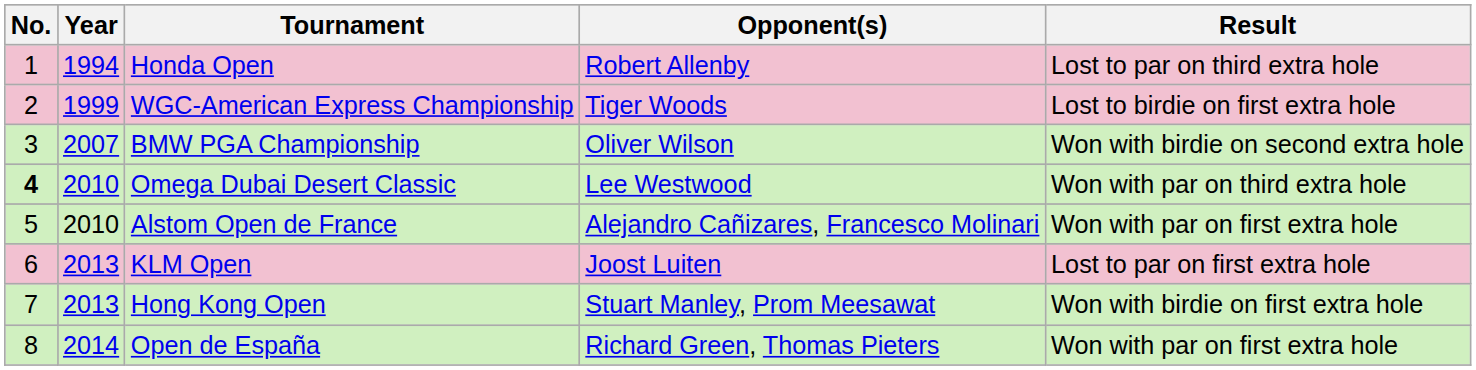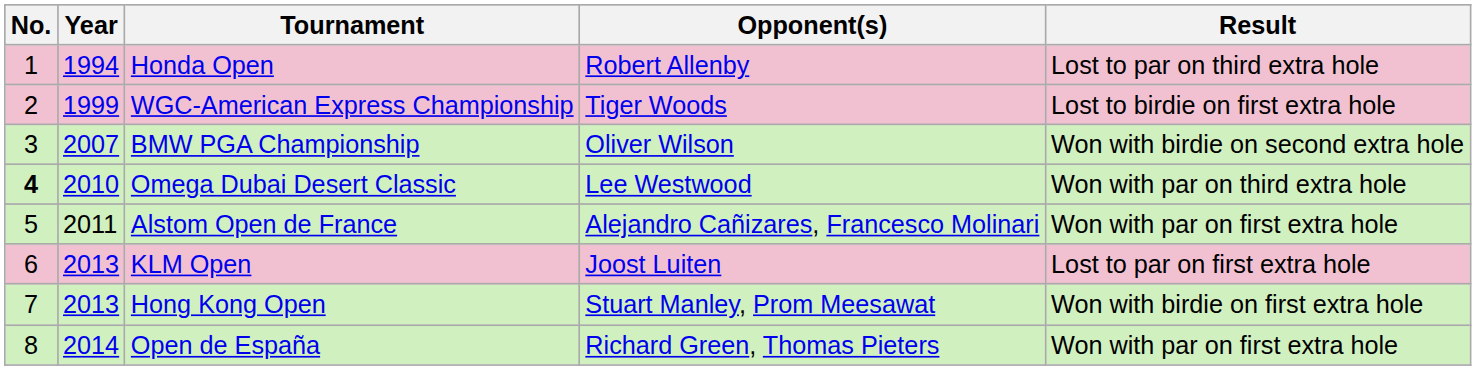(91, 225) 2010 -> (90, 225) 2011
